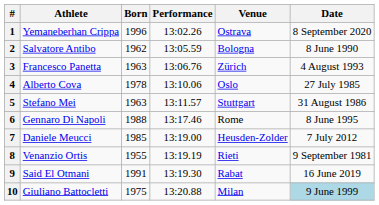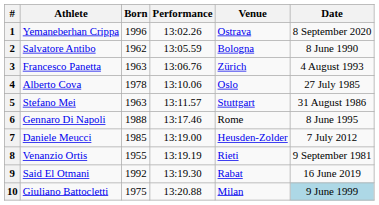(136, 174) 1991 -> (136, 174) 1992
